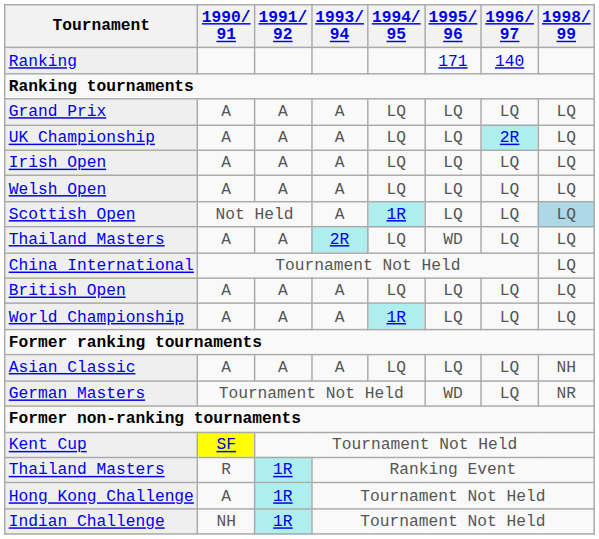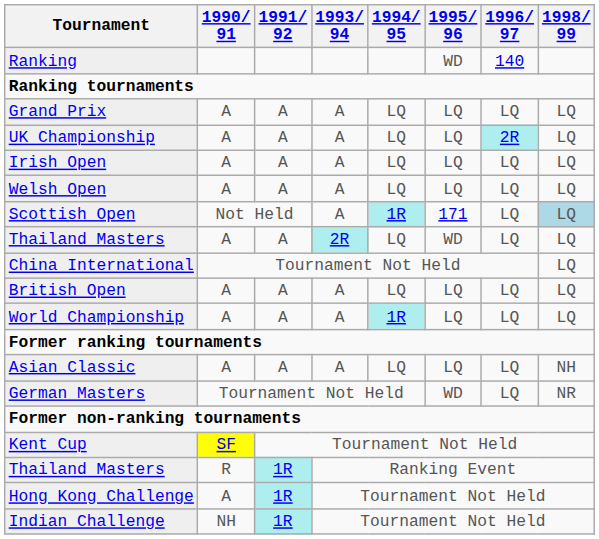(453, 61) 171 -> (453, 61) WD
(453, 214) LQ -> (453, 214) 171
